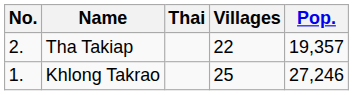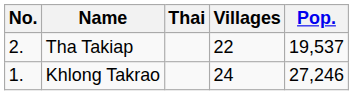(316, 47) 19,357 -> (316, 47) 19,537
(223, 75) 25 -> (223, 75) 24
